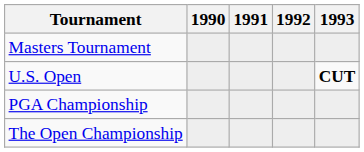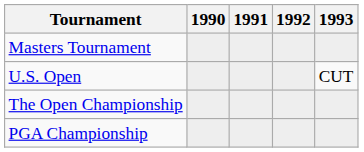(337, 76) bold -> (336, 76) normal
rows swapped: (96, 133) <-> (78, 104)
